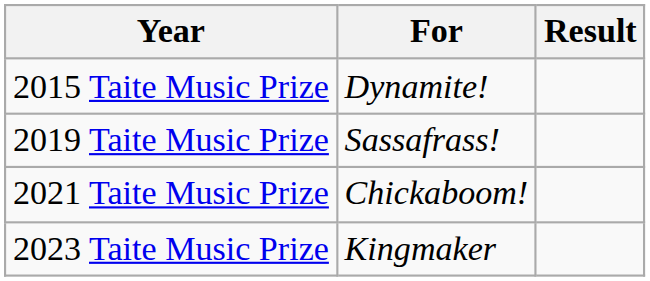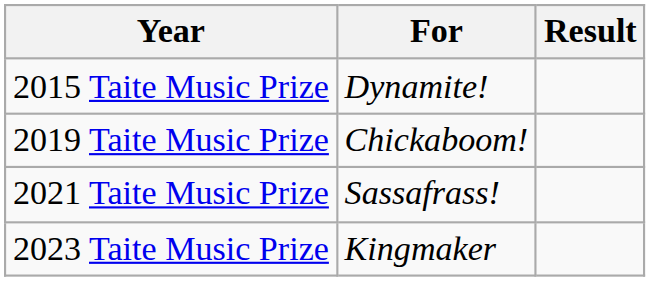(422, 139) Sassafrass! -> (436, 139) Chickaboom!
(436, 193) Chickaboom! -> (422, 193) Sassafrass!
